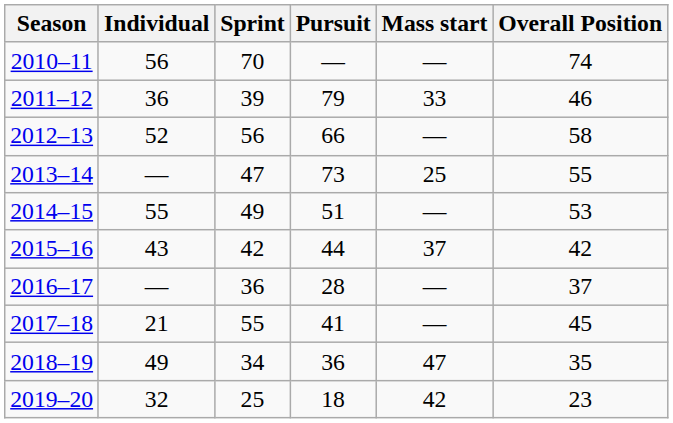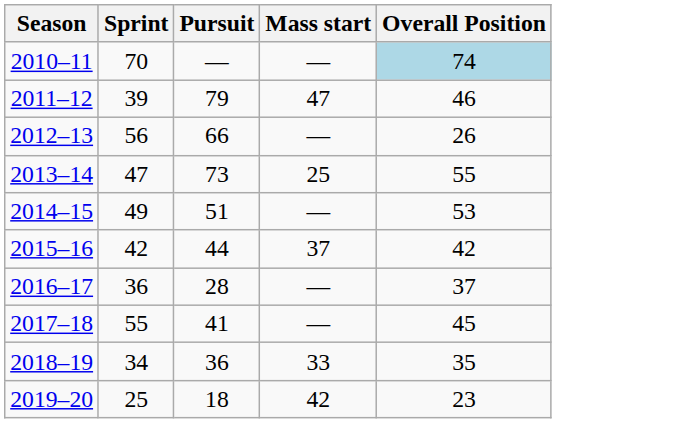- column: (157, 23)
(580, 60) no background -> (464, 60) lightblue background
(434, 98) 33 -> (318, 98) 47
(580, 135) 58 -> (464, 135) 26
(434, 361) 47 -> (318, 361) 33
